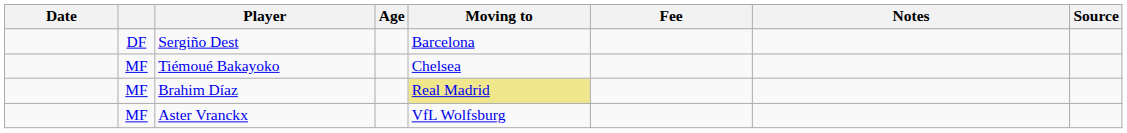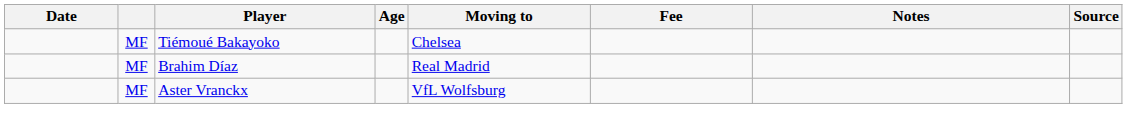- row: (198, 41)
(451, 90) khaki background -> (451, 66) no background
